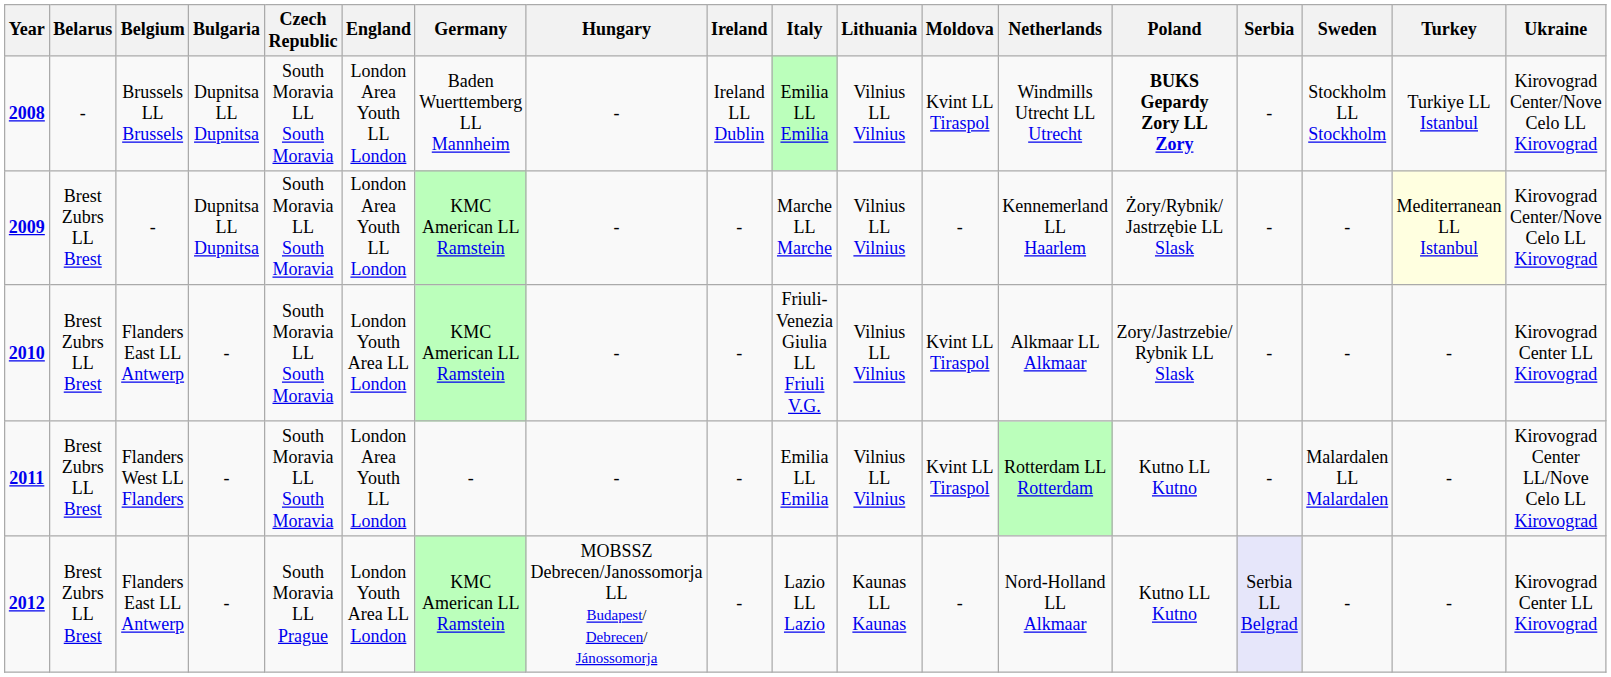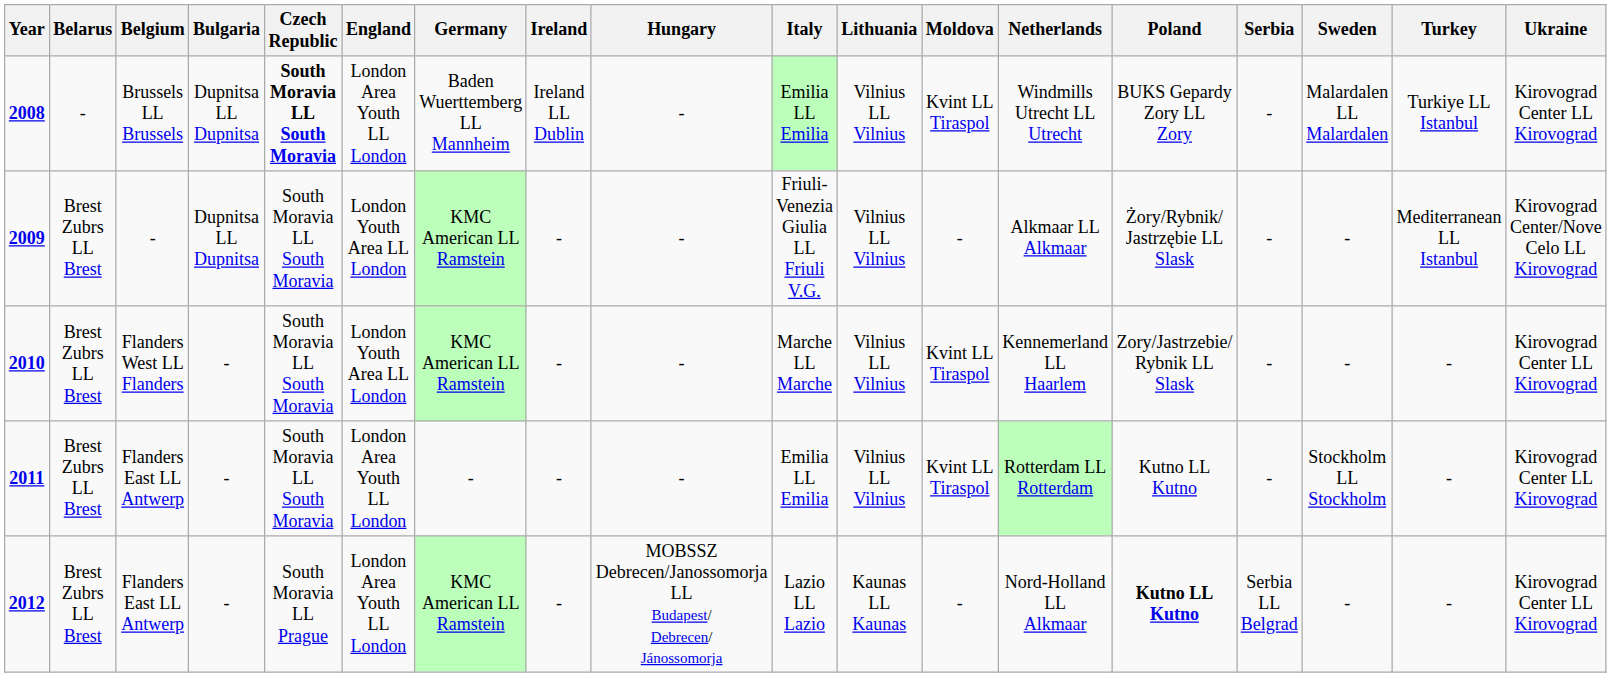columns swapped: (617, 30) <-> (739, 30)
(303, 113) normal -> (303, 113) bold
(1174, 113) bold -> (1174, 113) normal
(1347, 113) Stockholm LL Stockholm -> (1347, 113) Malardalen LL Malardalen
(1556, 113) Kirovograd Center/Nove Celo LL Kirovograd -> (1556, 113) Kirovograd Center LL Kirovograd
(378, 227) London Area Youth LL London -> (378, 238) London Youth Area LL London
(804, 227) Marche LL Marche -> (804, 238) Friuli-Venezia Giulia LL Friuli V.G.
(1055, 227) Kennemerland LL Haarlem -> (1055, 238) Alkmaar LL Alkmaar
(1449, 227) lightyellow background -> (1449, 238) no background
(153, 353) Flanders East LL Antwerp -> (153, 363) Flanders West LL Flanders
(804, 353) Friuli-Venezia Giulia LL Friuli V.G. -> (804, 363) Marche LL Marche
(1055, 353) Alkmaar LL Alkmaar -> (1055, 363) Kennemerland LL Haarlem
(153, 478) Flanders West LL Flanders -> (153, 478) Flanders East LL Antwerp
(1347, 478) Malardalen LL Malardalen -> (1347, 478) Stockholm LL Stockholm
(1556, 478) Kirovograd Center LL/Nove Celo LL Kirovograd -> (1556, 478) Kirovograd Center LL Kirovograd
(378, 603) London Youth Area LL London -> (378, 603) London Area Youth LL London
(1174, 603) normal -> (1174, 603) bold
(1269, 603) lavender background -> (1269, 603) no background
